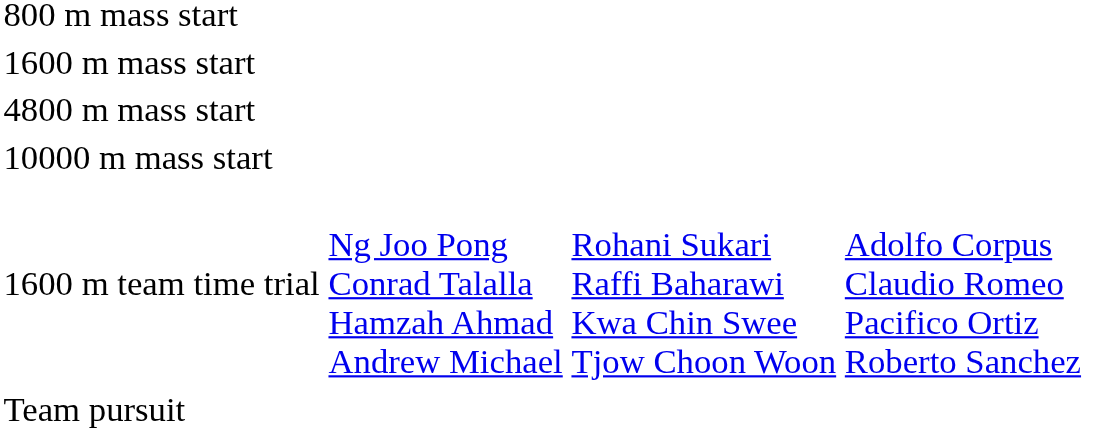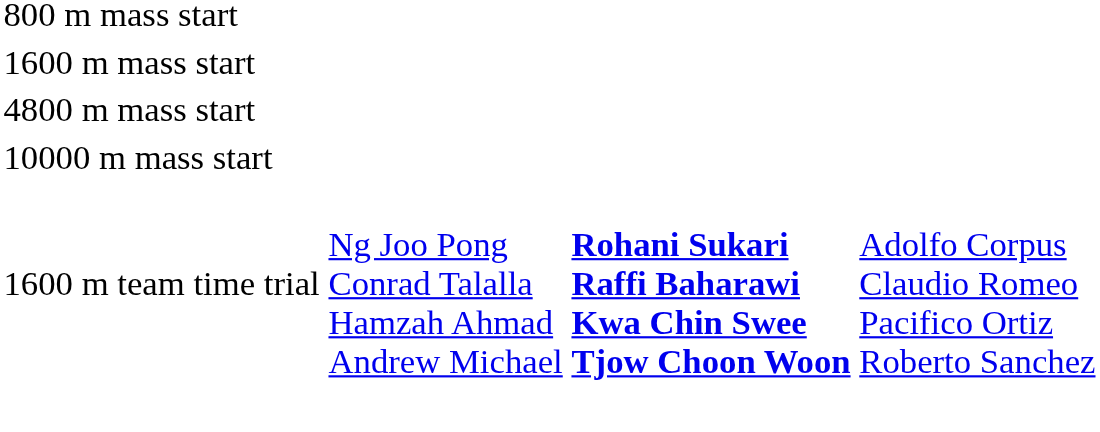(704, 303) normal -> (711, 303) bold
- row: (94, 409)
